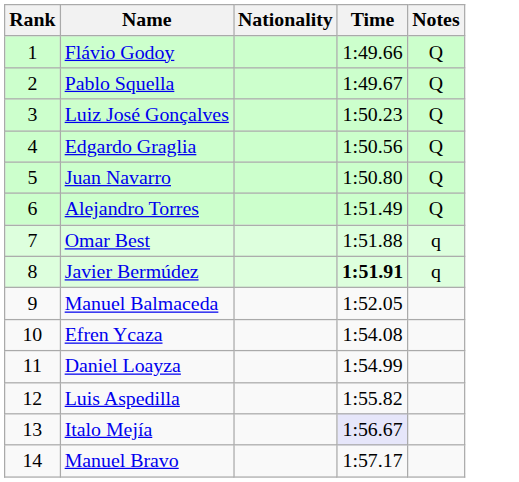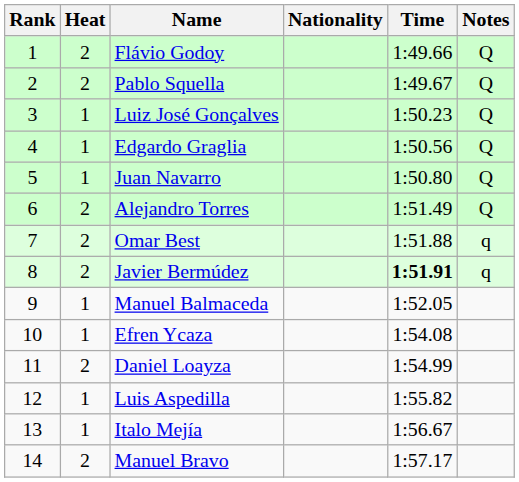+ column: (85, 20)
(373, 429) lavender background -> (422, 429) no background
